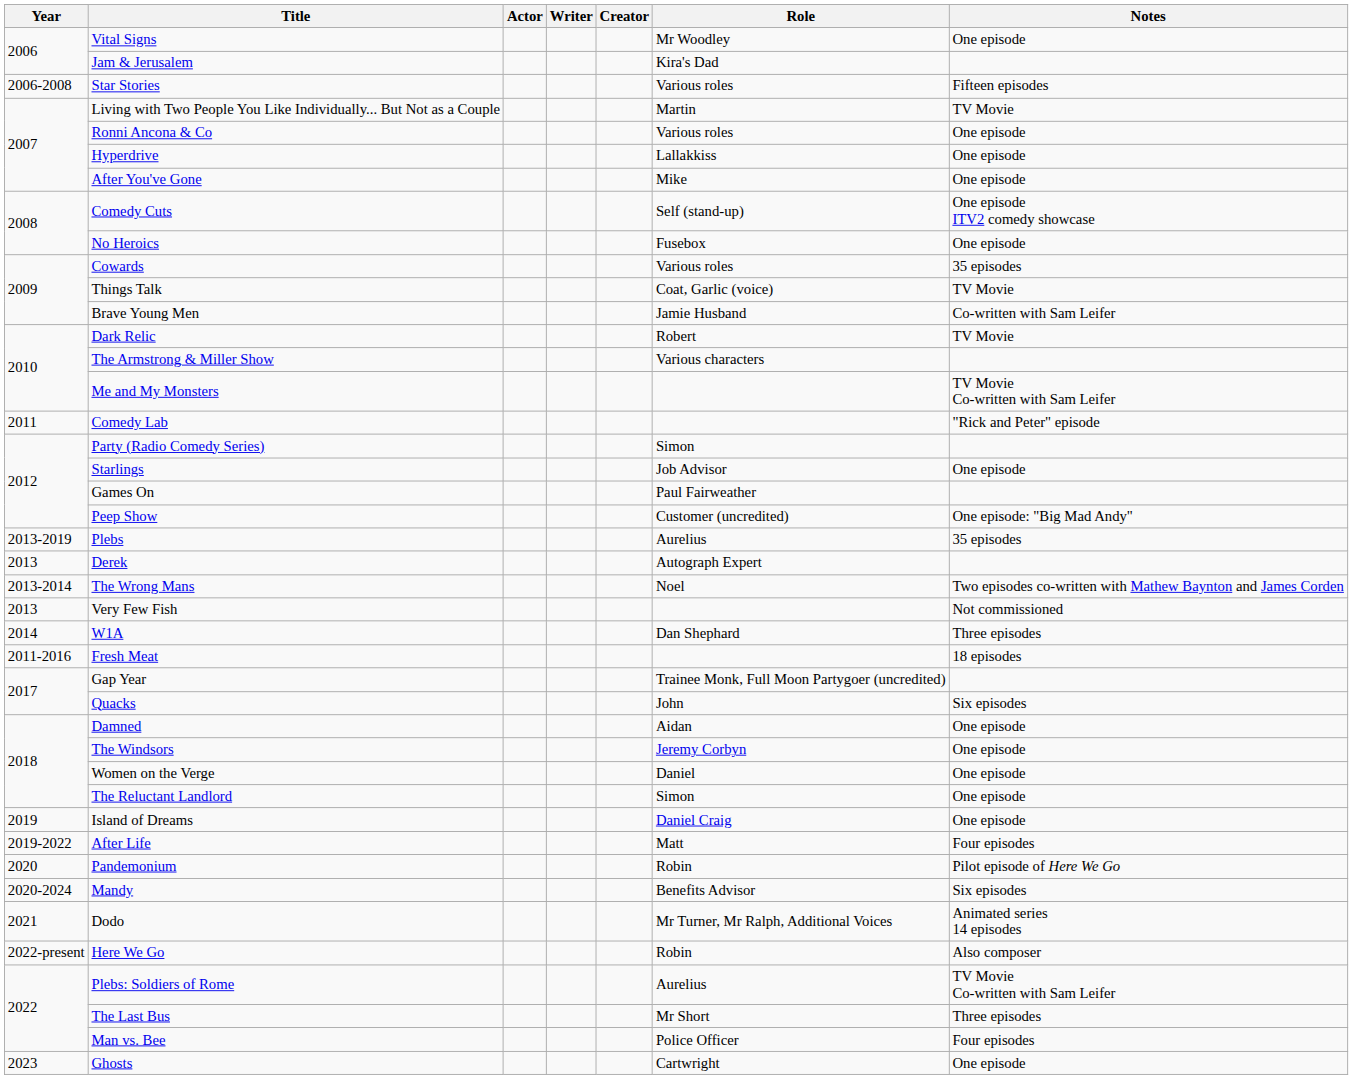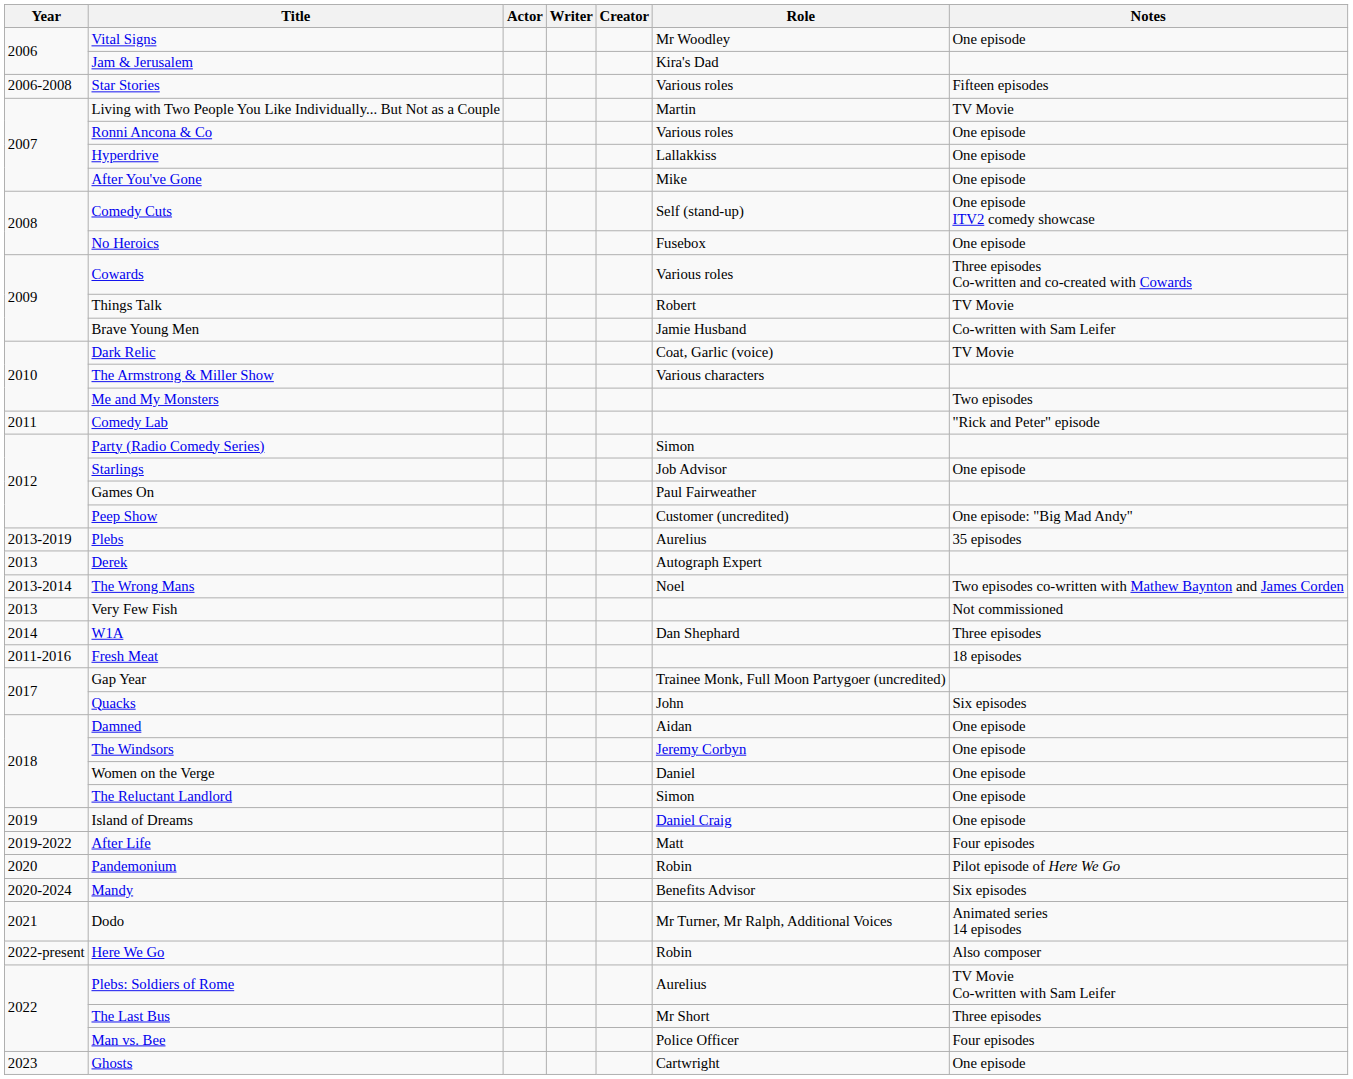(987, 266) 35 episodes -> (1072, 274) Three episodes Co-written and co-created with Cowards
(715, 289) Coat, Garlic (voice) -> (676, 306) Robert
(676, 336) Robert -> (715, 352) Coat, Garlic (voice)
(1034, 391) TV Movie Co-written with Sam Leifer -> (993, 399) Two episodes
